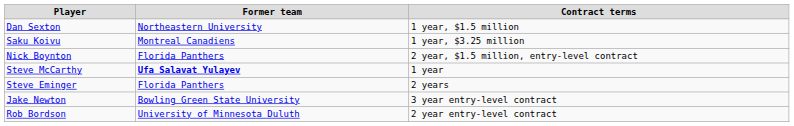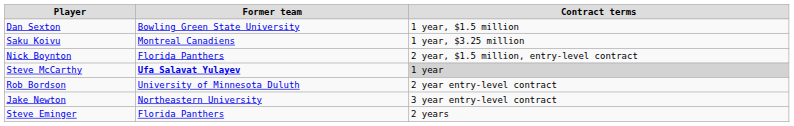(200, 26) Northeastern University -> (219, 26) Bowling Green State University
(427, 70) no background -> (427, 70) lightgrey background
rows swapped: (42, 85) <-> (36, 114)
(219, 99) Bowling Green State University -> (200, 99) Northeastern University
